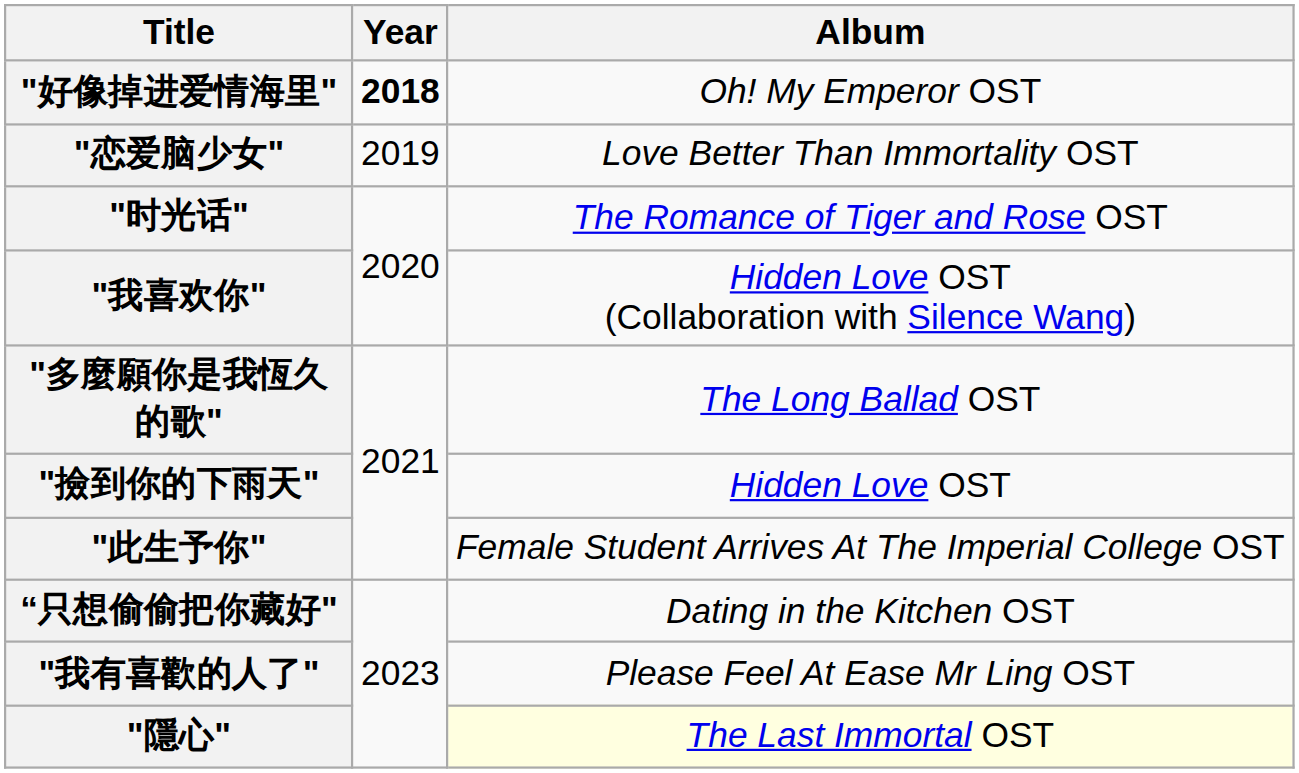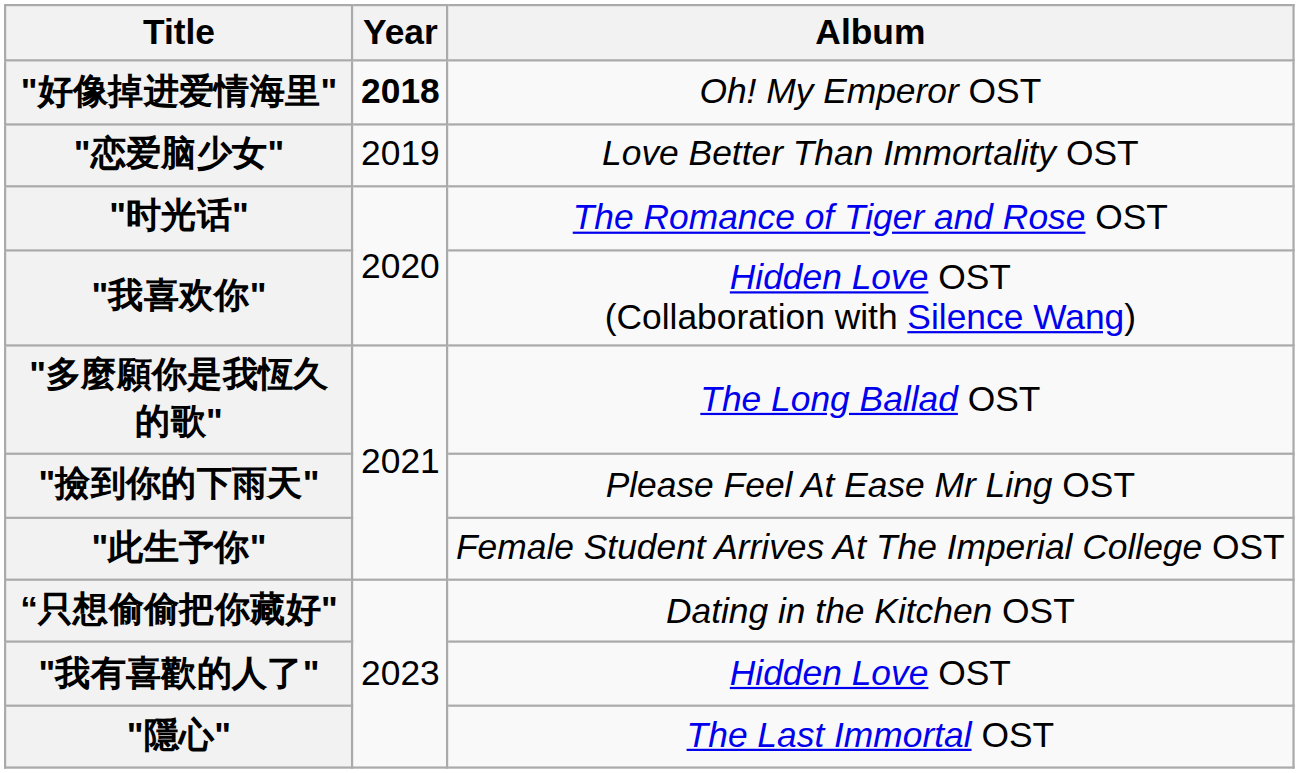(870, 485) Hidden Love OST -> (870, 485) Please Feel At Ease Mr Ling OST
(870, 673) Please Feel At Ease Mr Ling OST -> (870, 673) Hidden Love OST
(870, 735) lightyellow background -> (870, 735) no background
